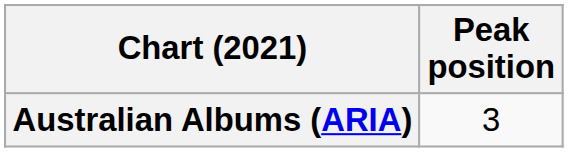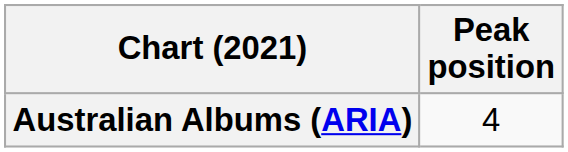(491, 119) 3 -> (491, 119) 4
